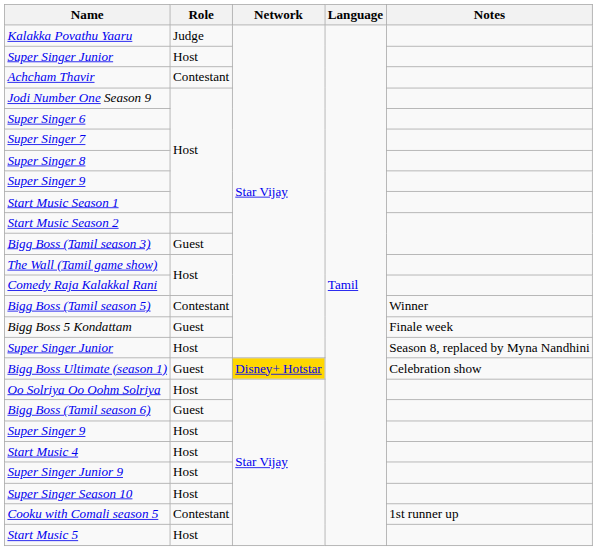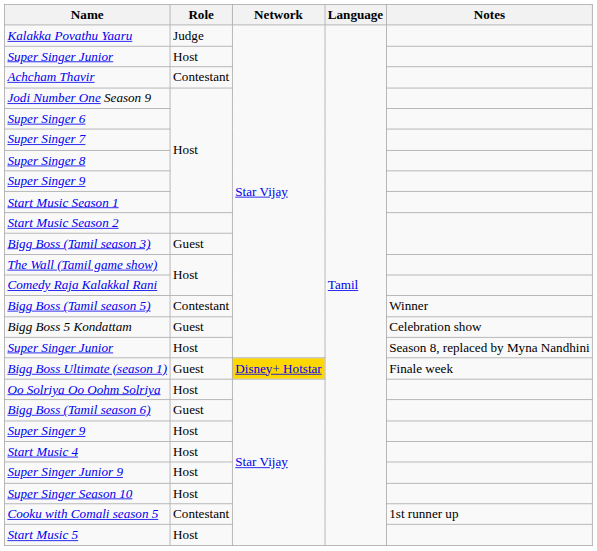(421, 327) Finale week -> (435, 327) Celebration show
(435, 368) Celebration show -> (421, 368) Finale week
